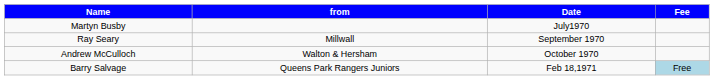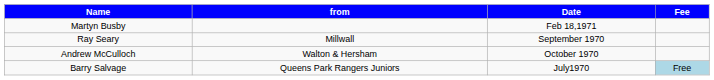(571, 26) July1970 -> (571, 26) Feb 18,1971
(571, 68) Feb 18,1971 -> (571, 68) July1970
